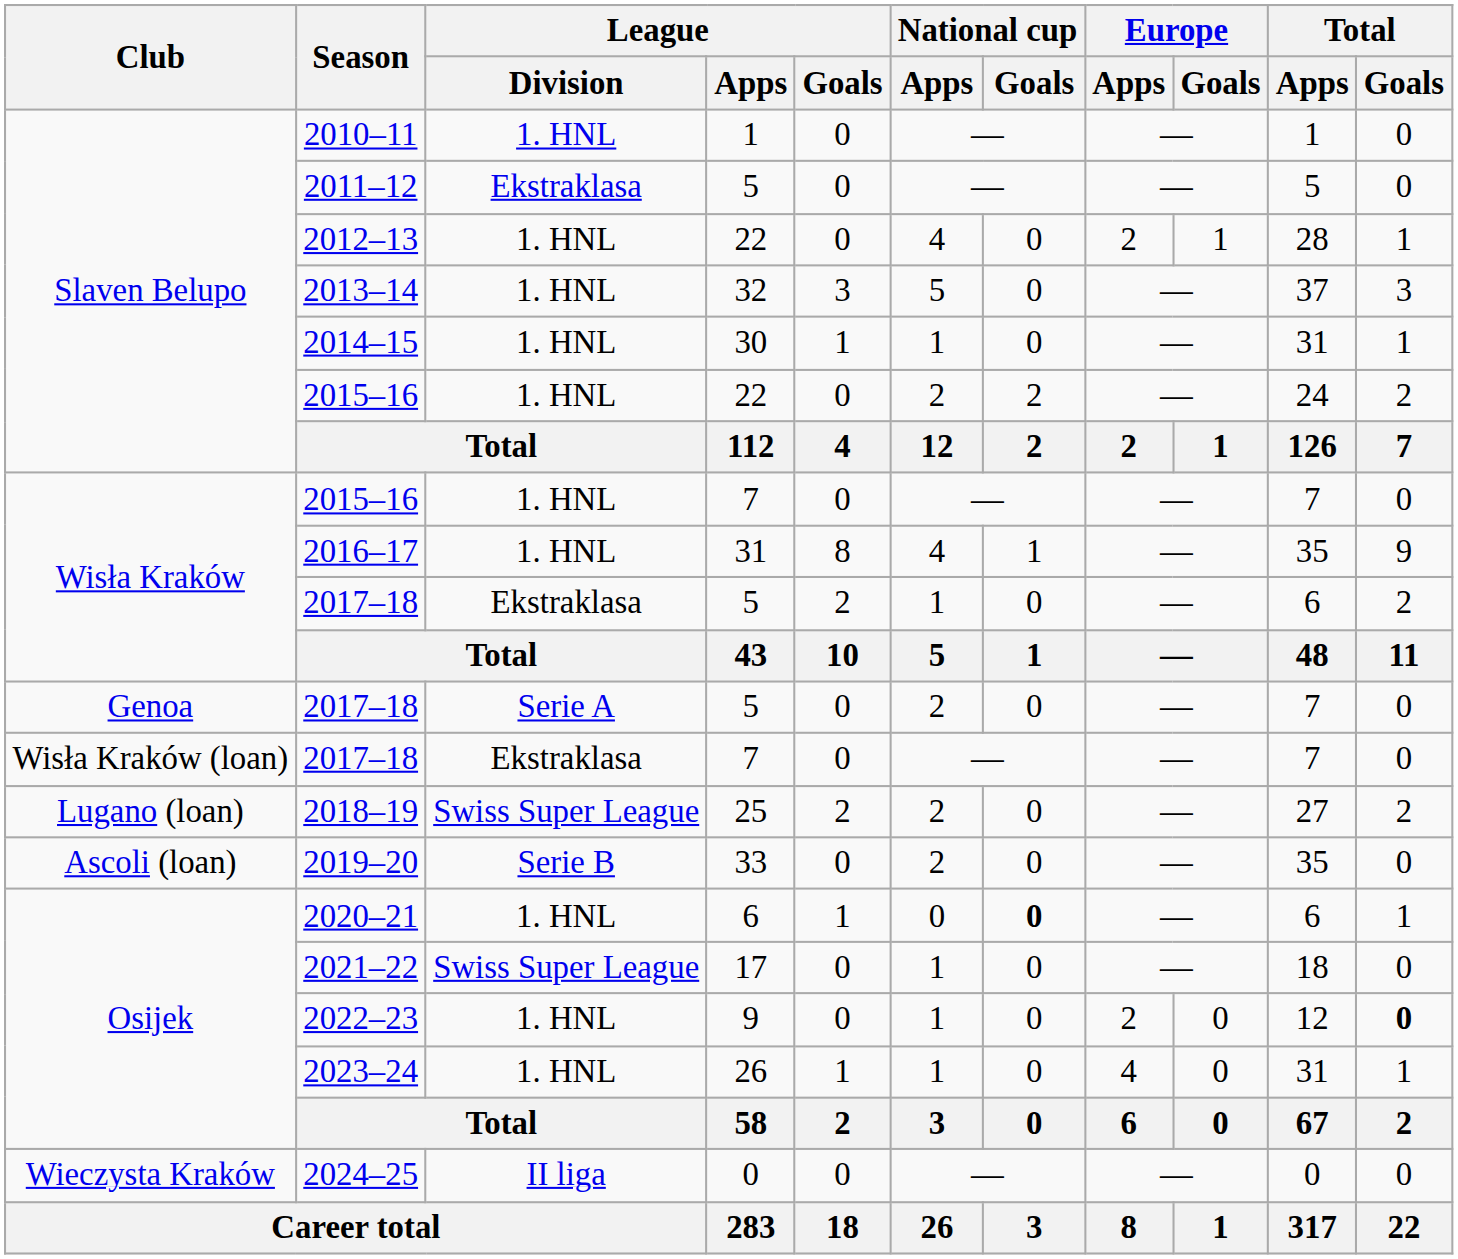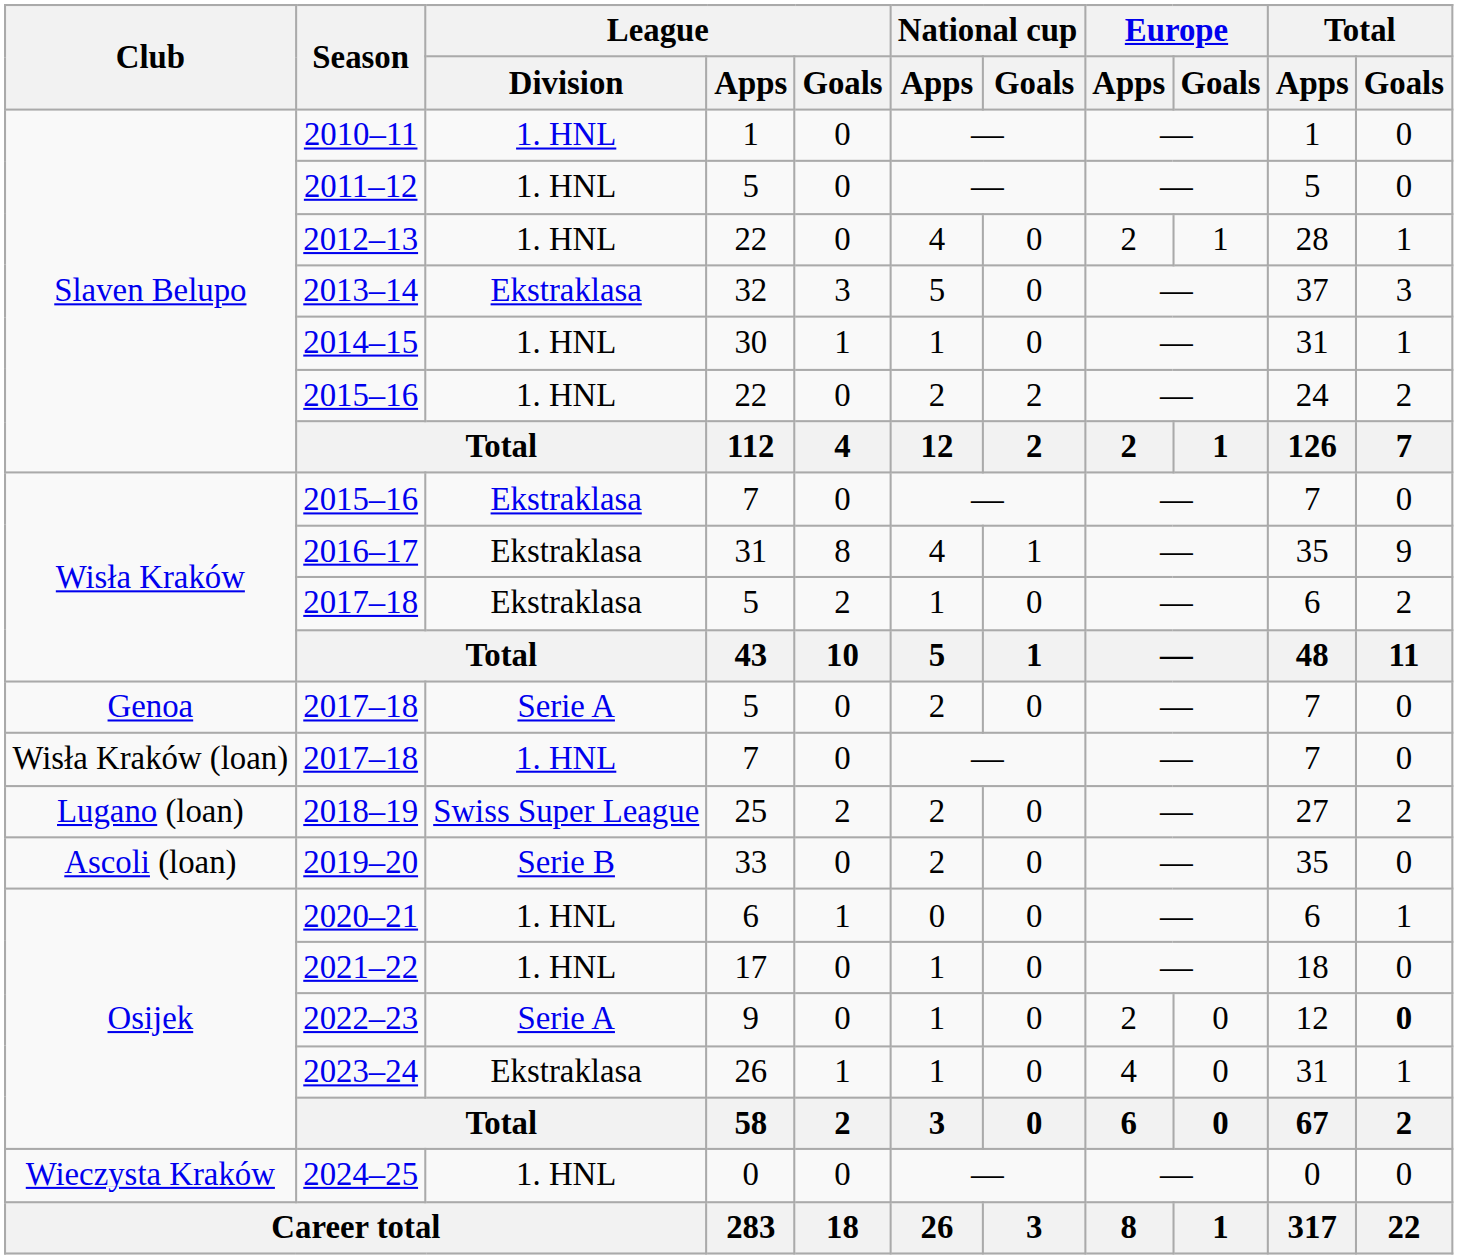(566, 186) Ekstraklasa -> (566, 186) 1. HNL
(566, 290) 1. HNL -> (566, 290) Ekstraklasa
(566, 498) 1. HNL -> (566, 498) Ekstraklasa
(566, 550) 1. HNL -> (566, 550) Ekstraklasa
(566, 758) Ekstraklasa -> (566, 758) 1. HNL
(1034, 914) bold -> (1034, 914) normal
(566, 966) Swiss Super League -> (566, 966) 1. HNL
(566, 1018) 1. HNL -> (566, 1018) Serie A
(566, 1070) 1. HNL -> (566, 1070) Ekstraklasa
(566, 1174) II liga -> (566, 1174) 1. HNL
